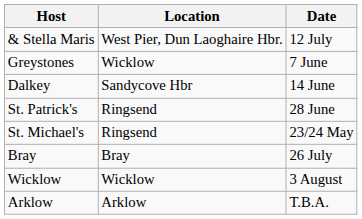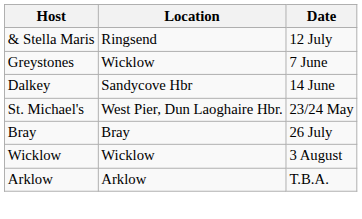(192, 39) West Pier, Dun Laoghaire Hbr. -> (129, 39) Ringsend
- row: (43, 109)
(129, 132) Ringsend -> (192, 109) West Pier, Dun Laoghaire Hbr.
